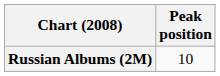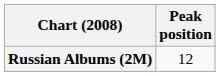(186, 58) 10 -> (186, 58) 12
